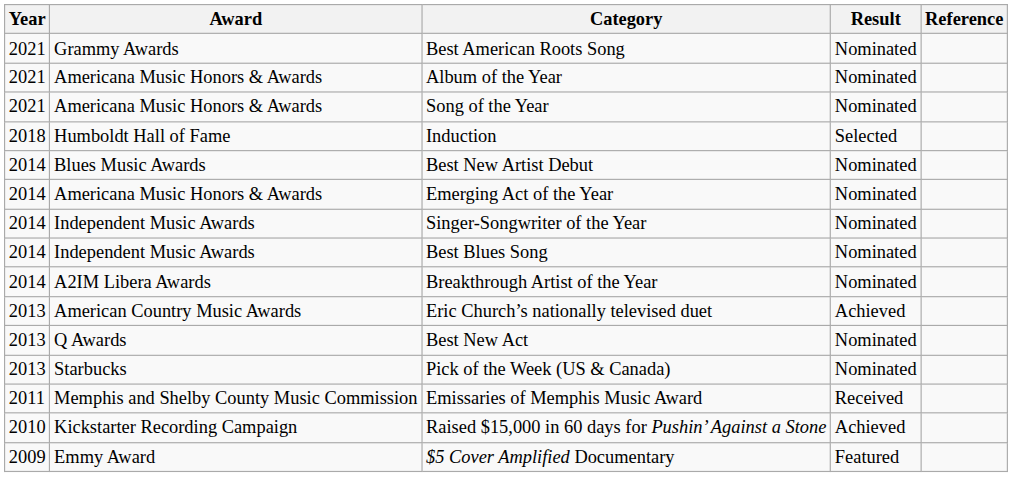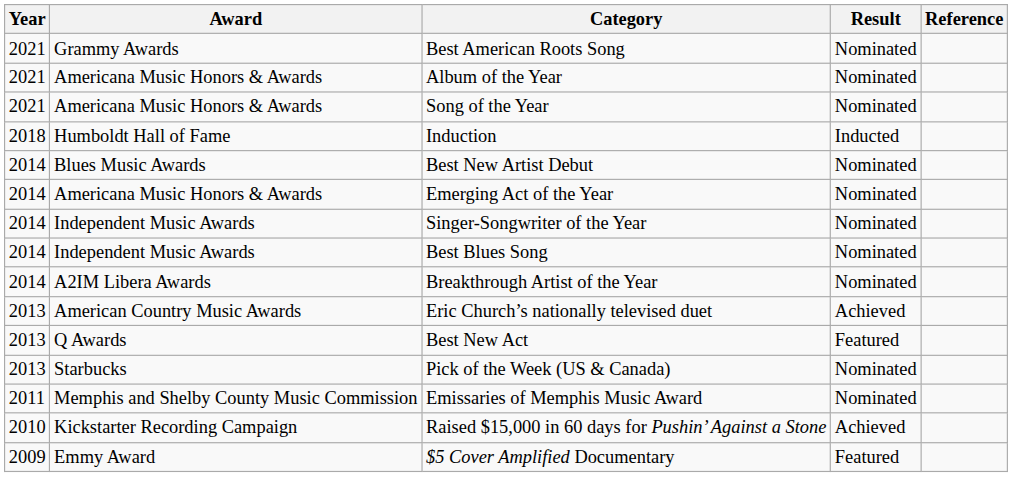(866, 135) Selected -> (867, 135) Inducted
(876, 340) Nominated -> (867, 340) Featured
(869, 398) Received -> (876, 398) Nominated
